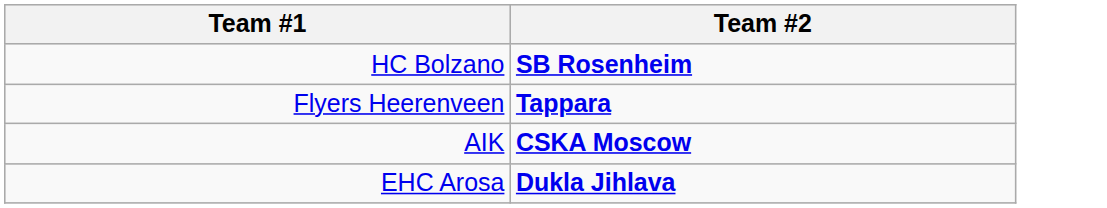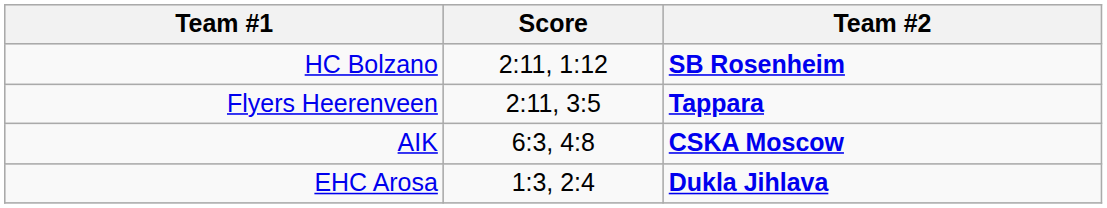+ column: (553, 24)
